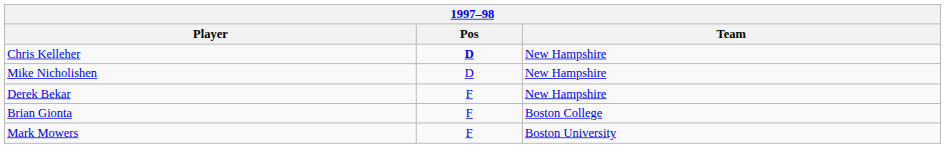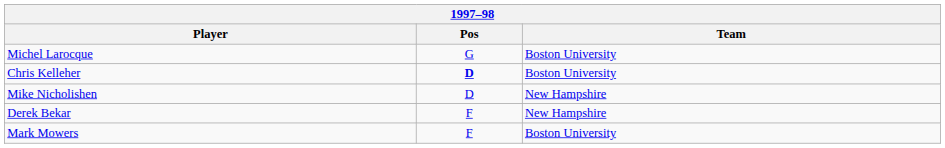+ row: (50, 53)
(566, 53) New Hampshire -> (571, 73) Boston University
- row: (40, 113)
